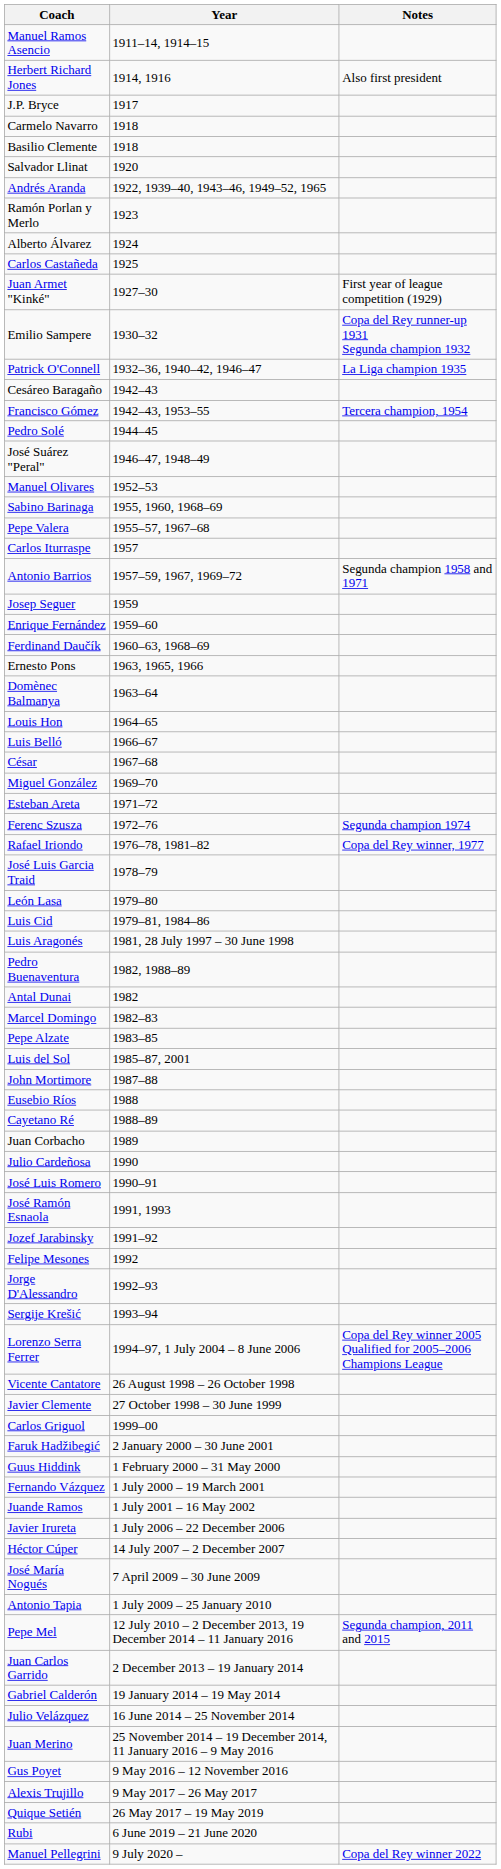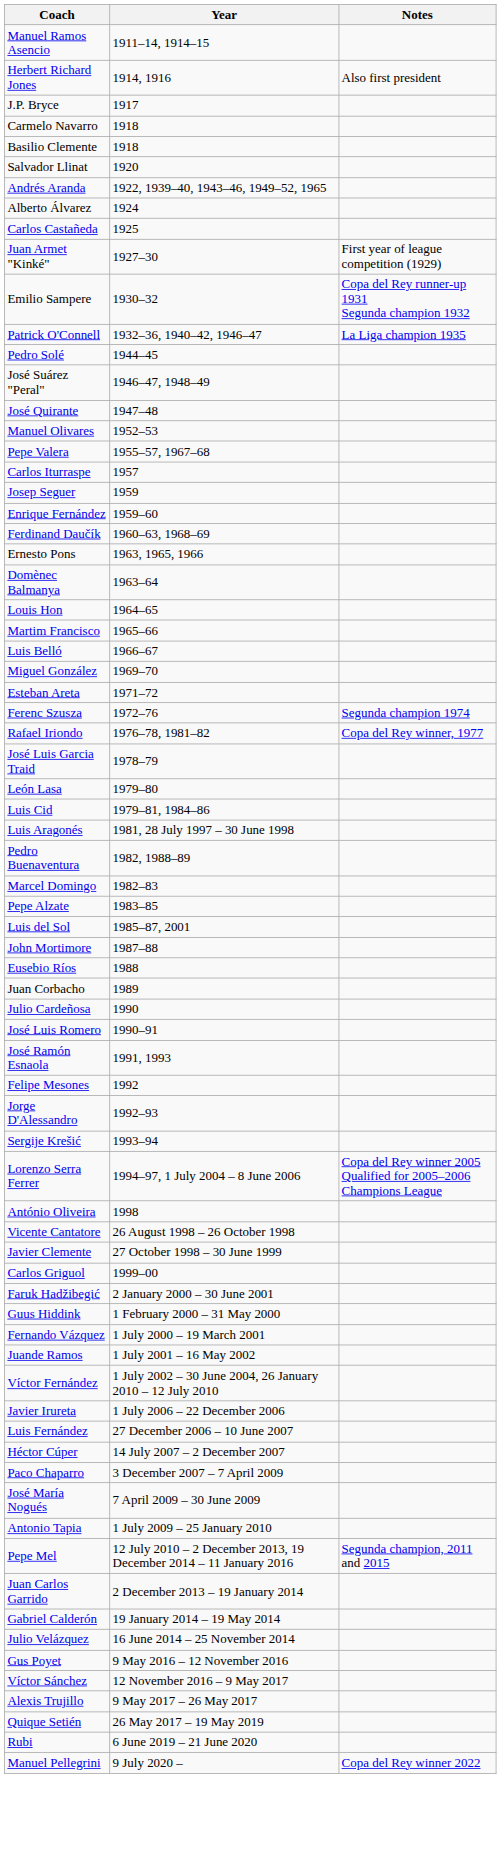- row: (50, 215)
- row: (55, 390)
- row: (53, 410)
+ row: (43, 410)
- row: (50, 507)
- row: (49, 576)
+ row: (54, 630)
- row: (22, 762)
- row: (39, 997)
- row: (41, 1120)
- row: (50, 1237)
+ row: (51, 1211)
+ row: (53, 1383)
+ row: (48, 1431)
+ row: (46, 1472)
- row: (40, 1743)
+ row: (47, 1680)
